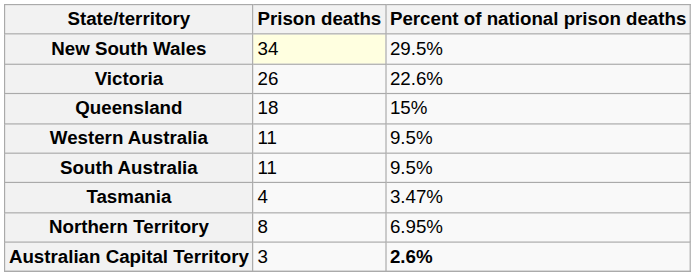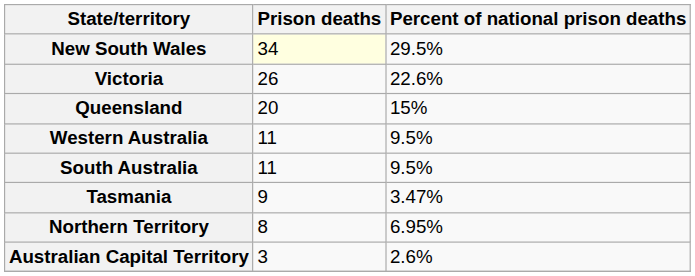(268, 108) 18 -> (268, 108) 20
(263, 197) 4 -> (263, 197) 9
(411, 256) bold -> (411, 256) normal
